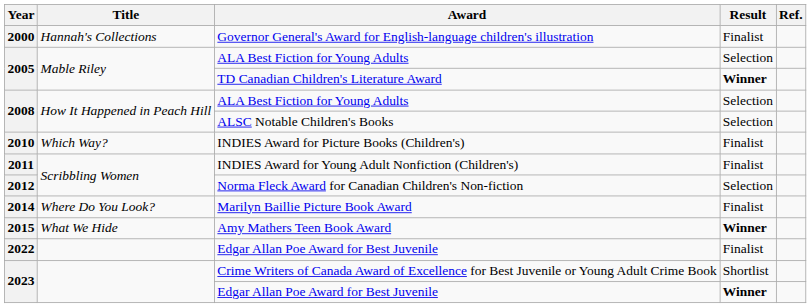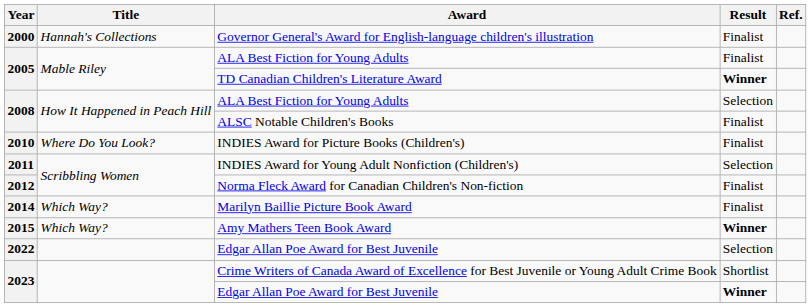(748, 57) Selection -> (743, 57) Finalist
(748, 121) Selection -> (743, 121) Finalist
(74, 143) Which Way? -> (98, 143) Where Do You Look?
(743, 164) Finalist -> (748, 164) Selection
(748, 185) Selection -> (743, 185) Finalist
(98, 206) Where Do You Look? -> (74, 206) Which Way?
(79, 228) What We Hide -> (74, 228) Which Way?
(743, 249) Finalist -> (748, 249) Selection
